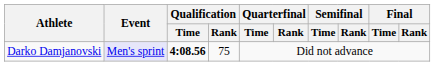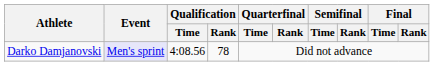(188, 51) bold -> (187, 51) normal
(224, 51) 75 -> (223, 51) 78
